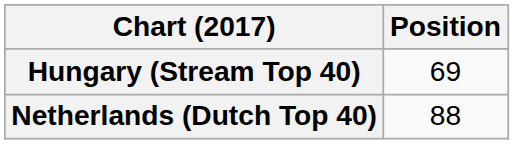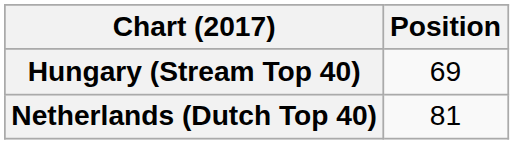(445, 116) 88 -> (445, 116) 81
